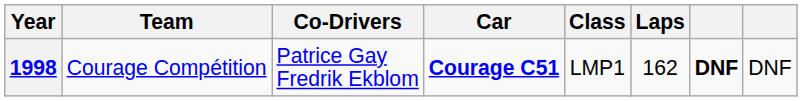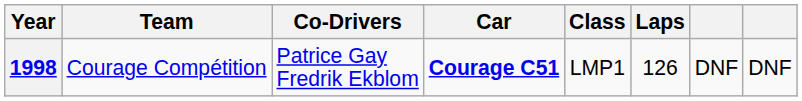(660, 67) 162 -> (660, 67) 126
(717, 67) bold -> (717, 67) normal
